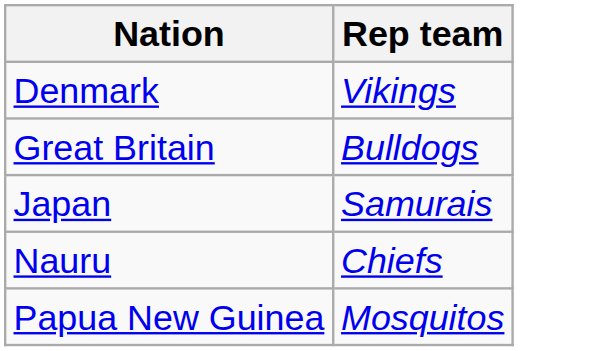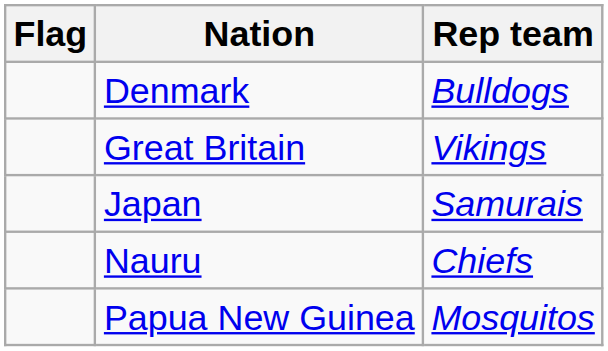+ column: (50, 34)
(398, 91) Vikings -> (500, 91) Bulldogs
(410, 147) Bulldogs -> (489, 147) Vikings
